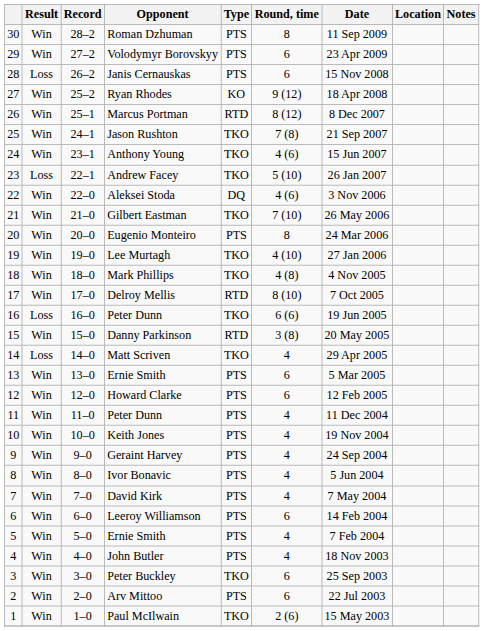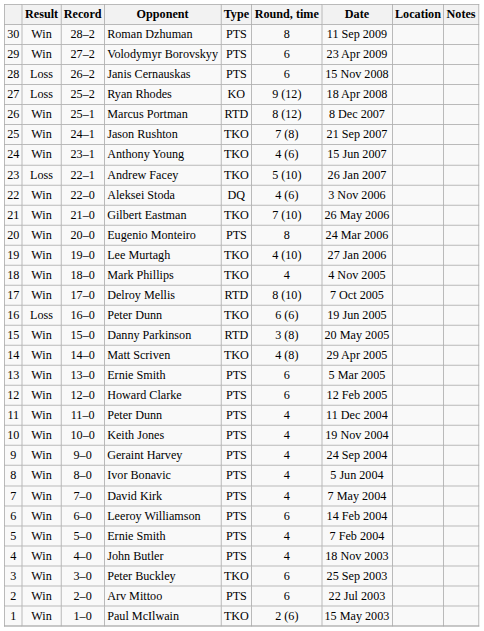(42, 94) Win -> (42, 94) Loss
(287, 275) 4 (8) -> (287, 275) 4
(42, 355) Loss -> (42, 355) Win
(287, 355) 4 -> (287, 355) 4 (8)
